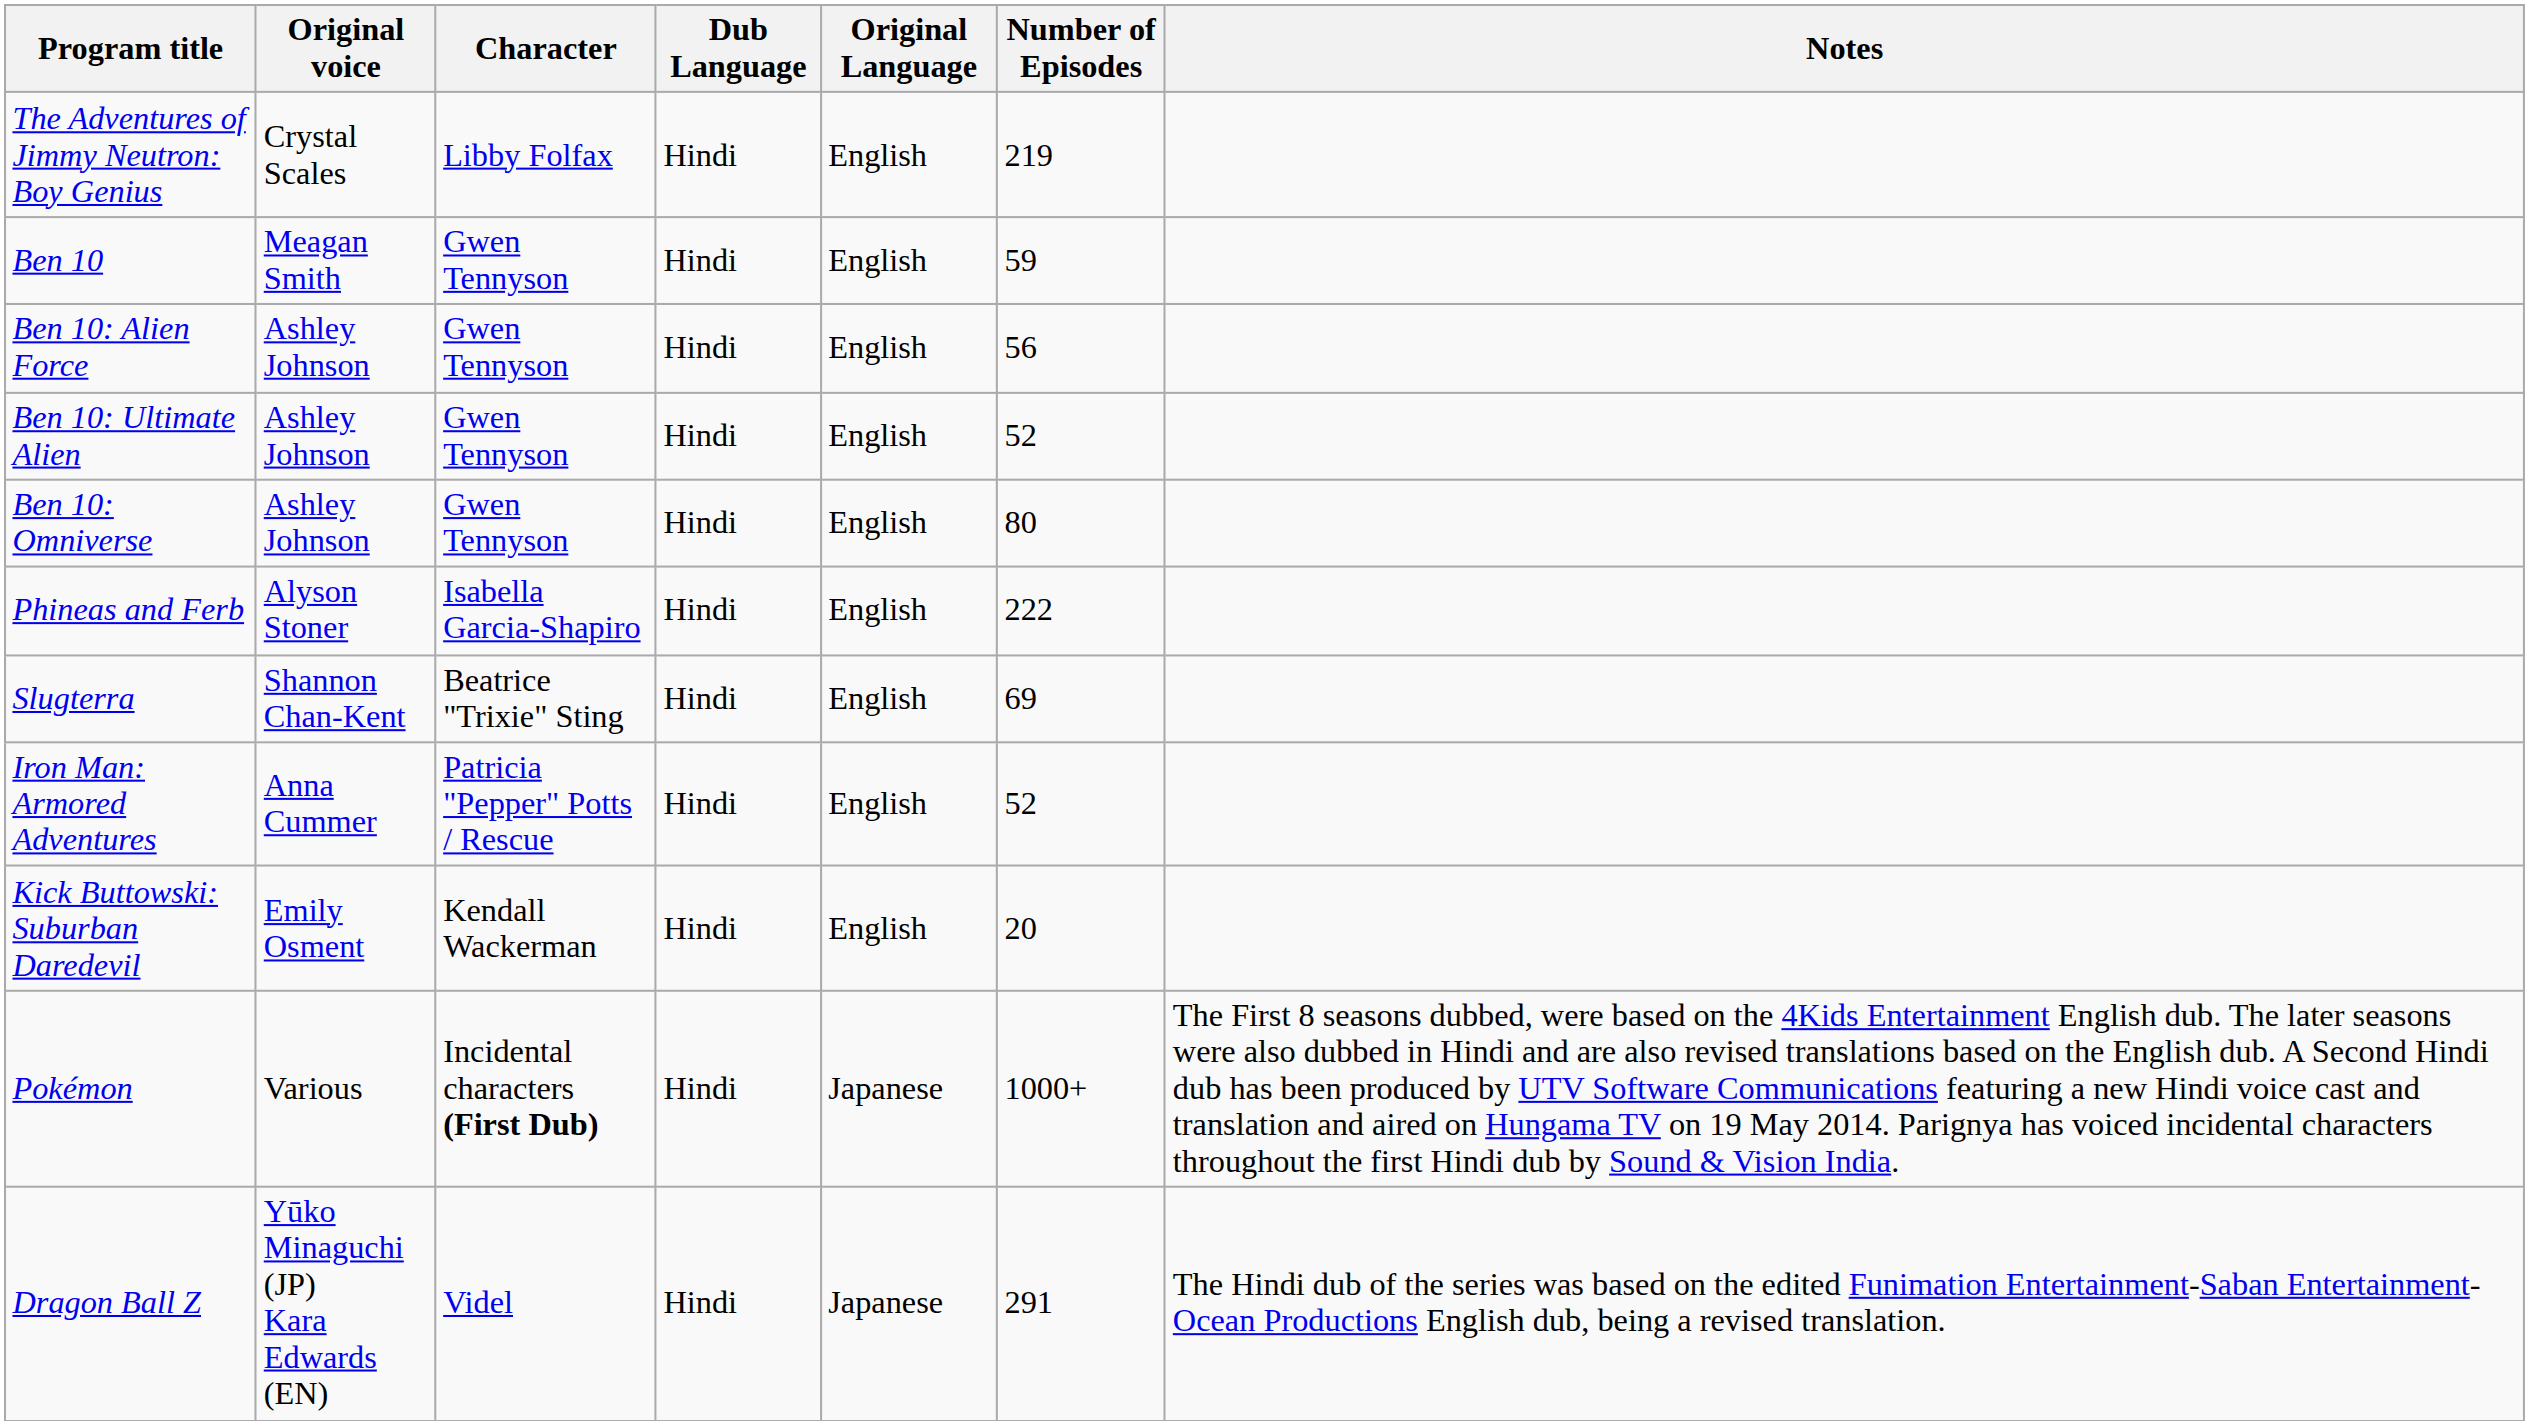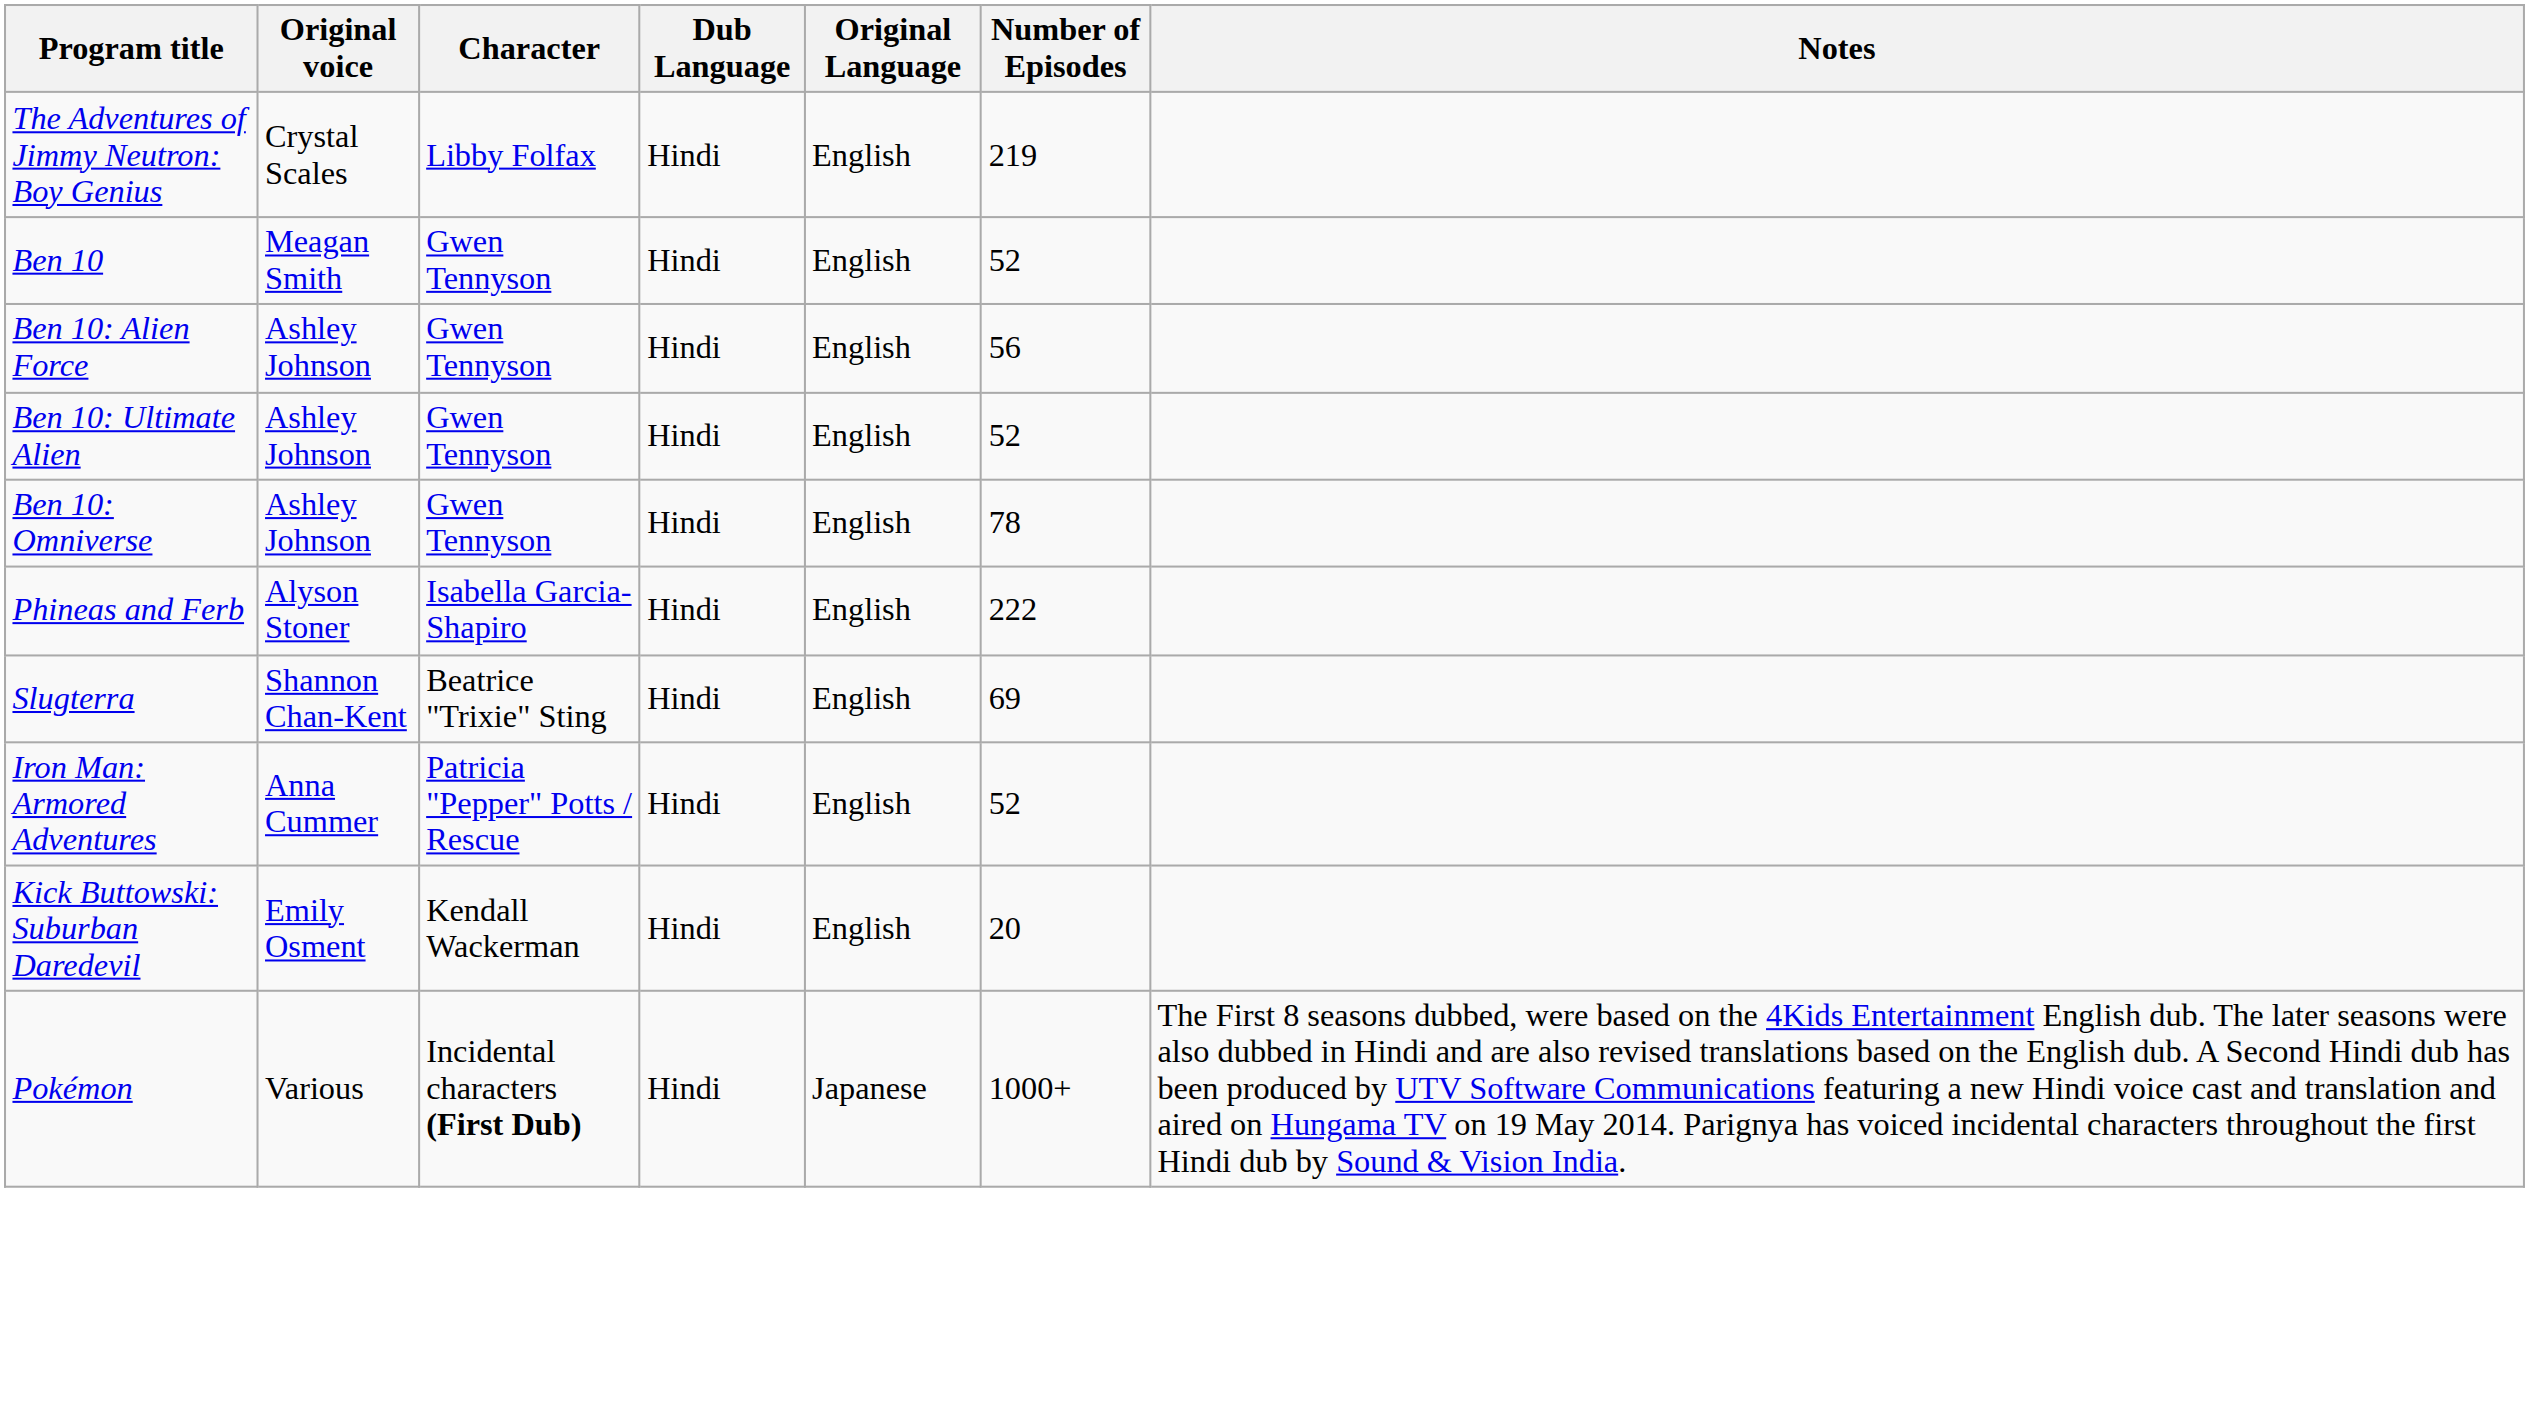(1021, 259) 59 -> (1005, 259) 52
(1021, 522) 80 -> (1005, 522) 78
- row: (107, 1302)
